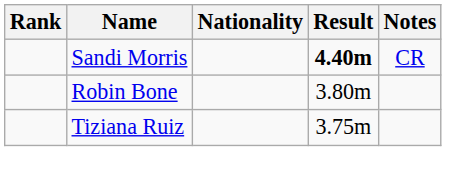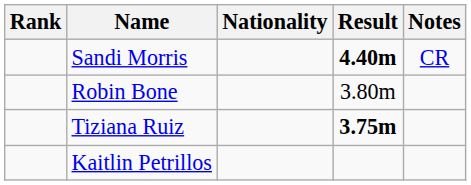(343, 127) normal -> (368, 127) bold
+ row: (142, 162)
